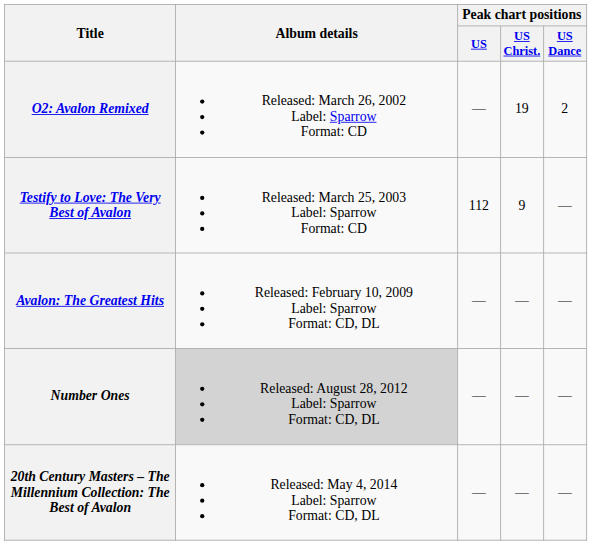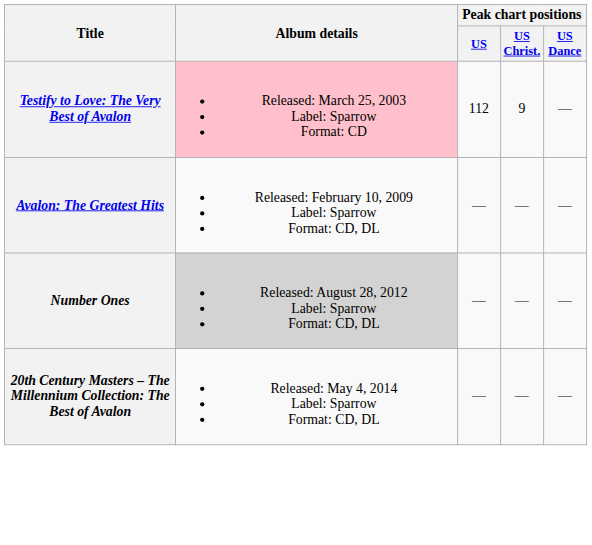- row: (90, 109)
(317, 213) no background -> (317, 117) pink background
